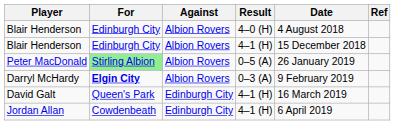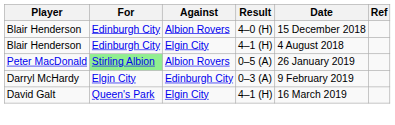(311, 29) 4 August 2018 -> (322, 29) 15 December 2018
(197, 45) Albion Rovers -> (187, 45) Elgin City
(322, 45) 15 December 2018 -> (311, 45) 4 August 2018
(116, 78) bold -> (114, 78) normal
(197, 78) Albion Rovers -> (199, 78) Edinburgh City
(199, 95) Edinburgh City -> (187, 95) Elgin City
- row: (35, 111)
